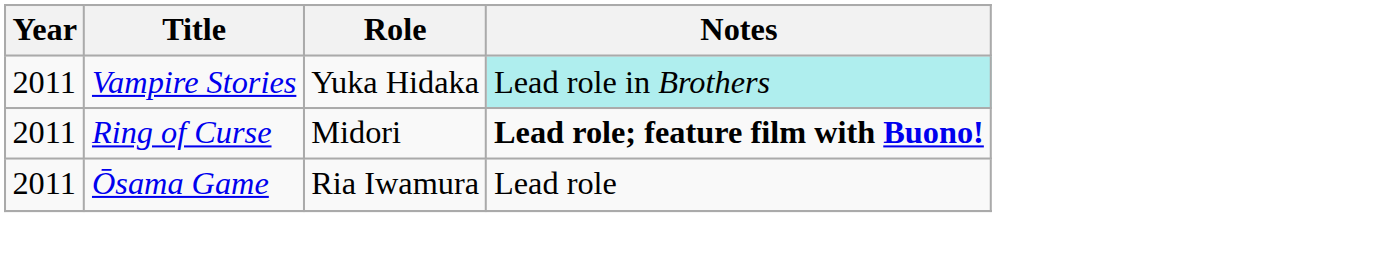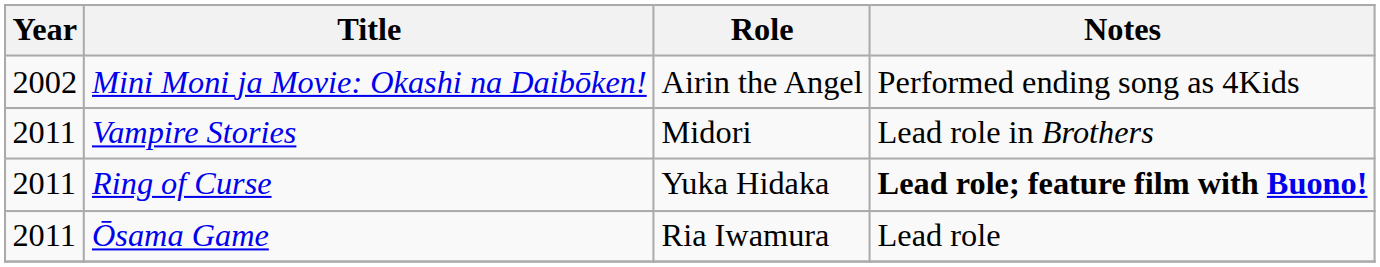+ row: (369, 81)
(395, 81) Yuka Hidaka -> (707, 132) Midori
(632, 81) paleturquoise background -> (1016, 132) no background
(356, 132) Midori -> (746, 183) Yuka Hidaka
